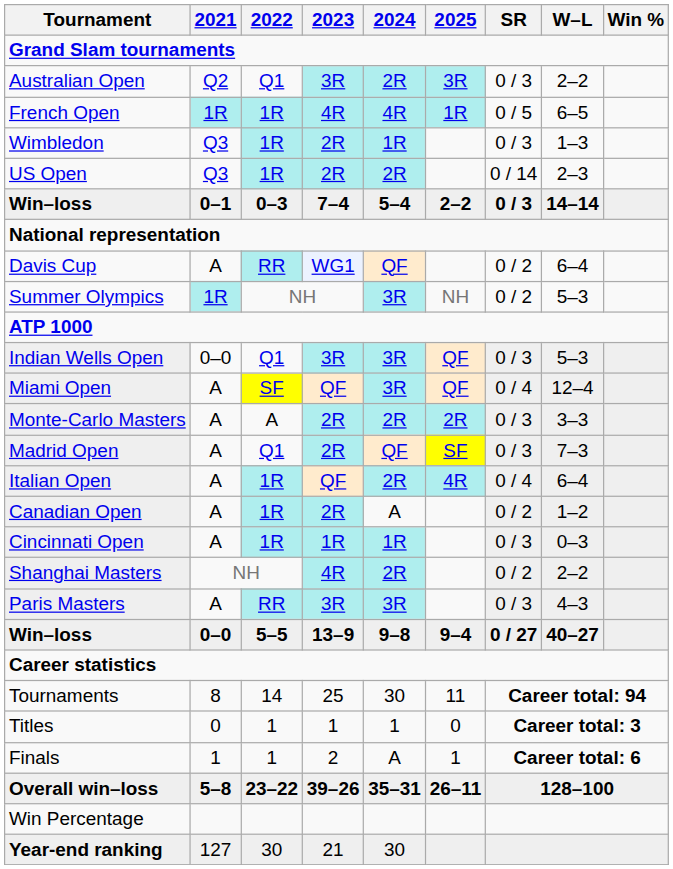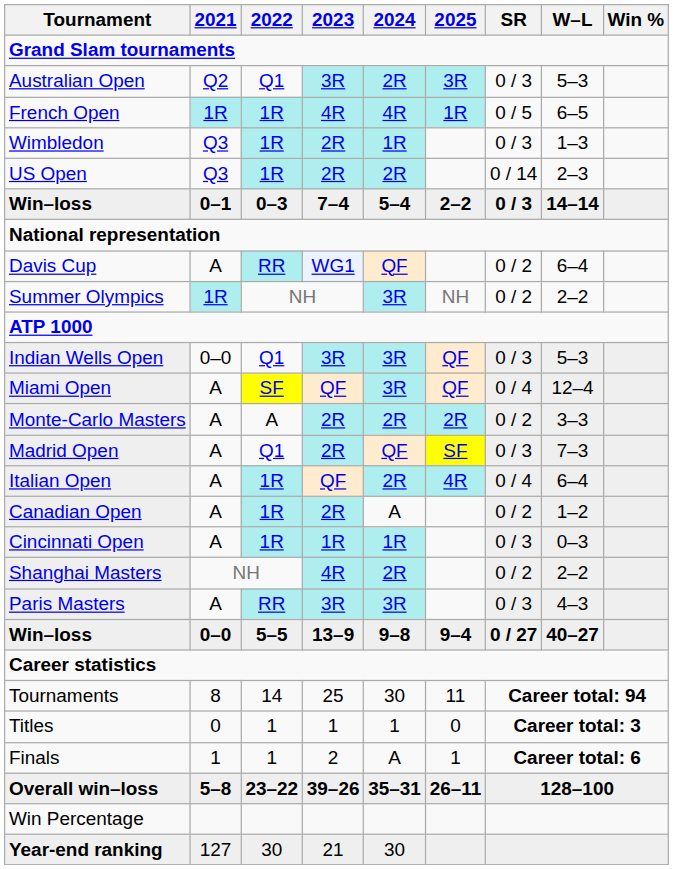(572, 80) 2–2 -> (572, 80) 5–3
(572, 295) 5–3 -> (572, 295) 2–2
(514, 418) 0 / 3 -> (514, 418) 0 / 2
